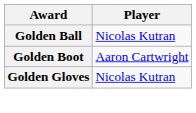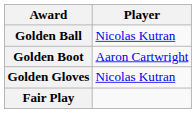+ row: (48, 98)
